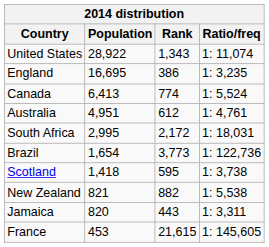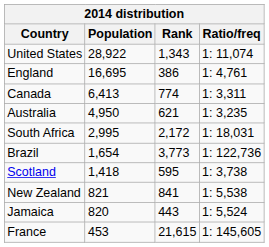(225, 73) 1: 3,235 -> (225, 73) 1: 4,761
(225, 93) 1: 5,524 -> (224, 93) 1: 3,311
(104, 113) 4,951 -> (104, 113) 4,950
(169, 113) 612 -> (169, 113) 621
(225, 113) 1: 4,761 -> (225, 113) 1: 3,235
(169, 192) 882 -> (169, 192) 841
(224, 212) 1: 3,311 -> (225, 212) 1: 5,524
